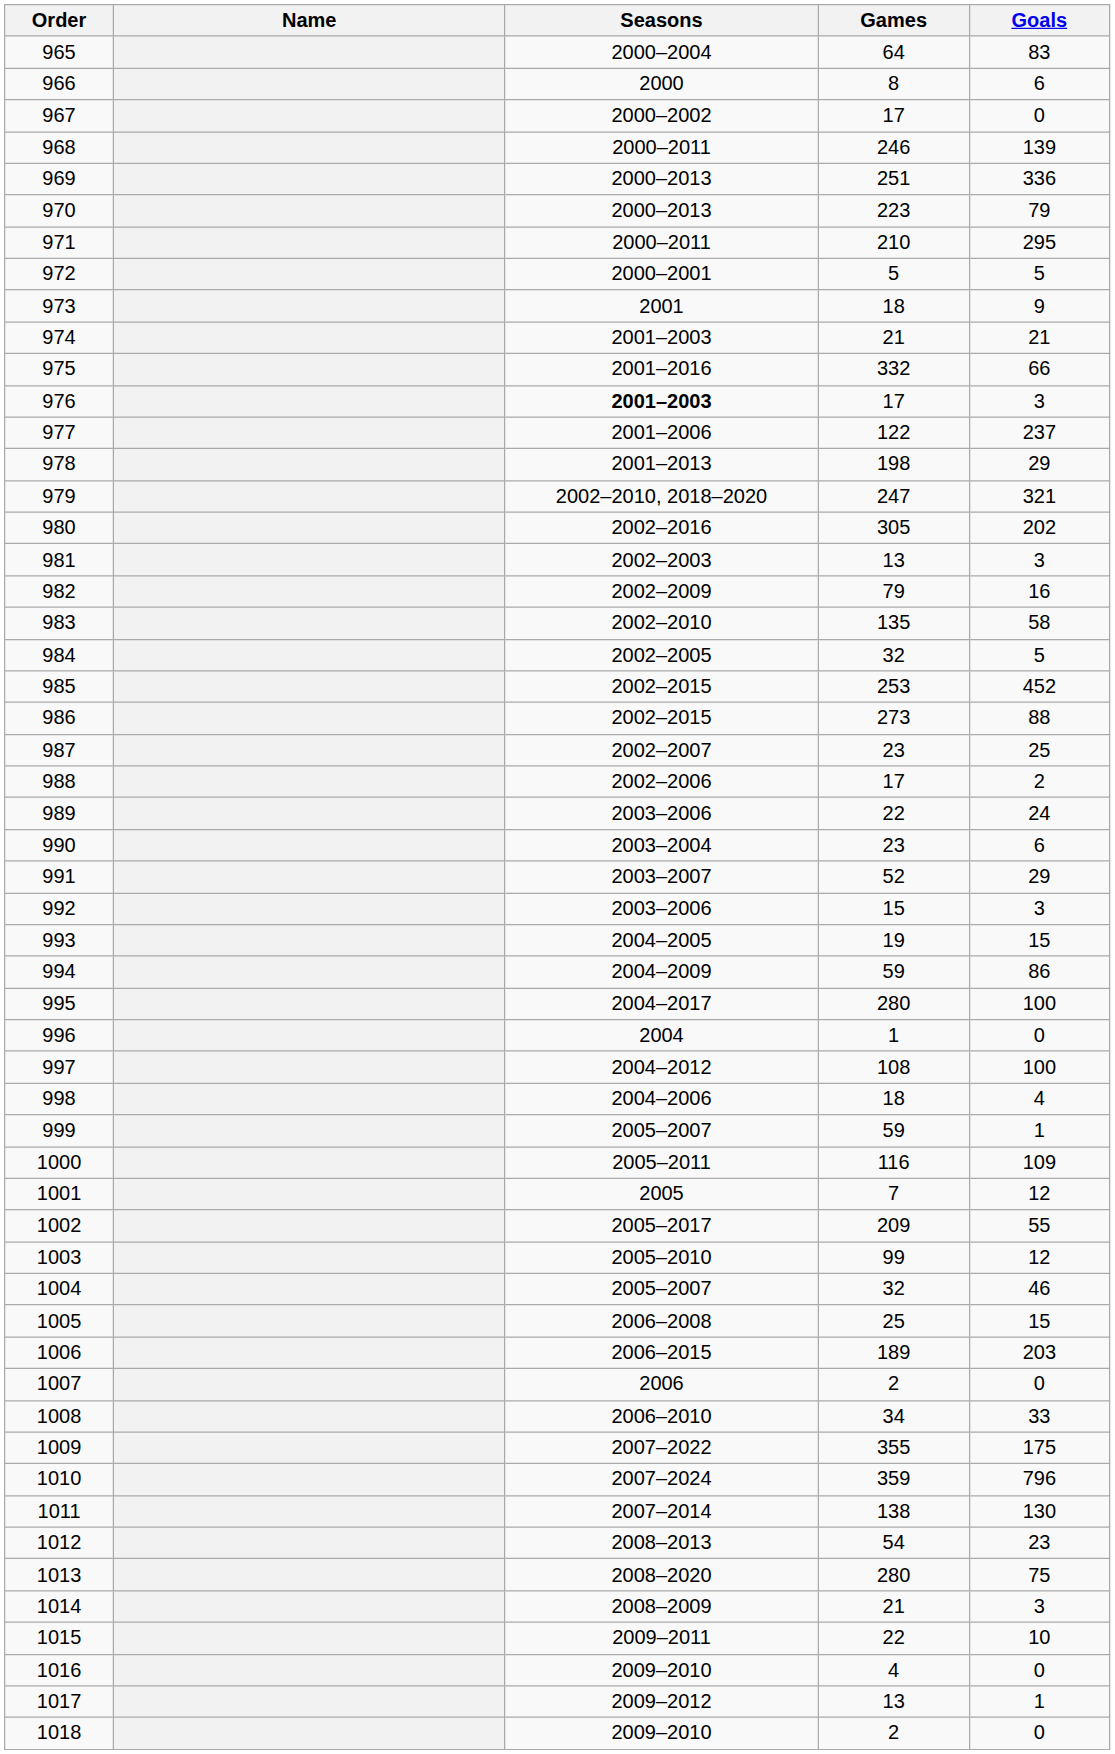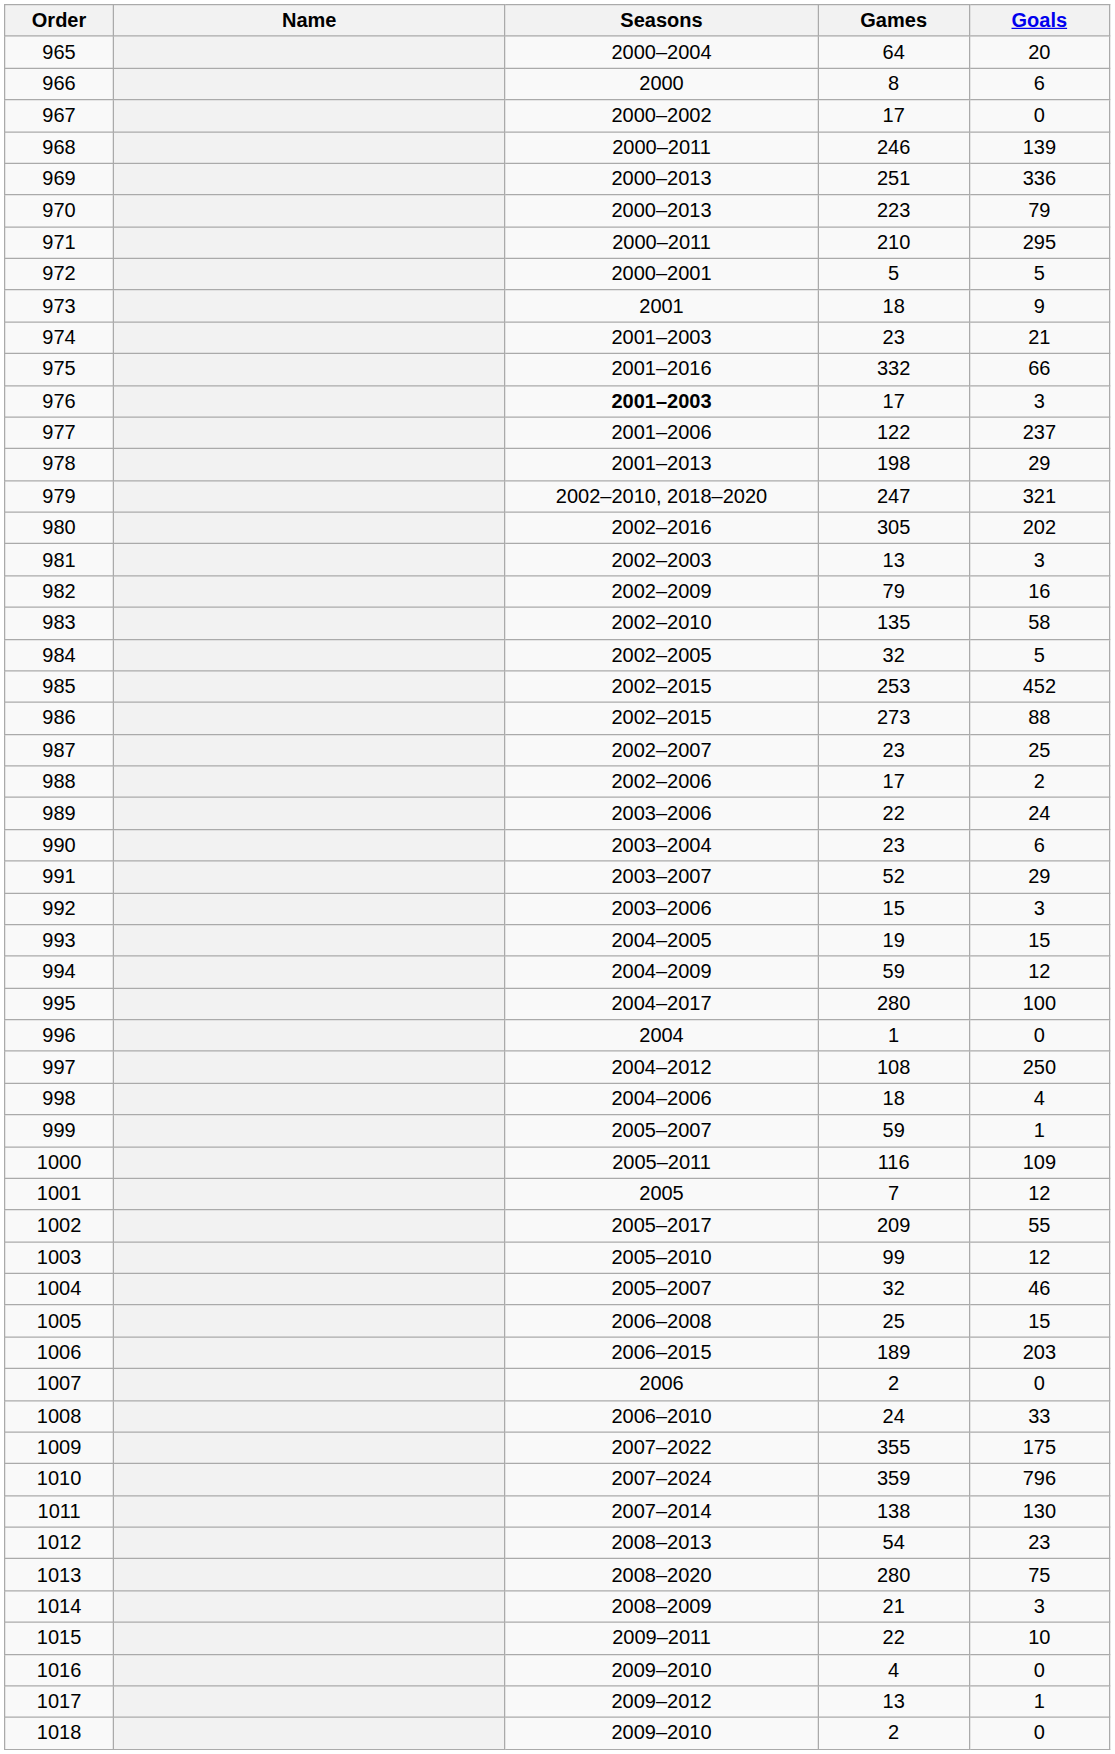(1039, 52) 83 -> (1039, 52) 20
(894, 337) 21 -> (894, 337) 23
(1039, 971) 86 -> (1039, 971) 12
(1039, 1067) 100 -> (1039, 1067) 250
(894, 1415) 34 -> (894, 1415) 24
